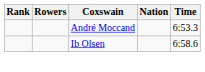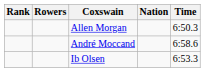+ row: (99, 28)
(185, 28) 6:53.3 -> (185, 43) 6:58.6
(185, 43) 6:58.6 -> (185, 59) 6:53.3
